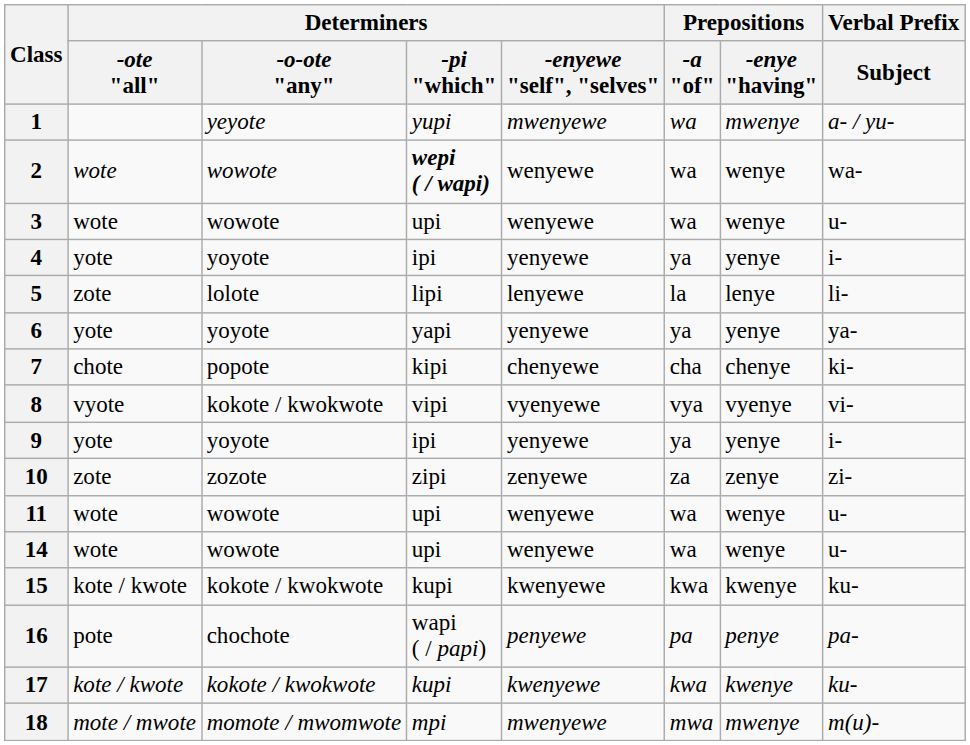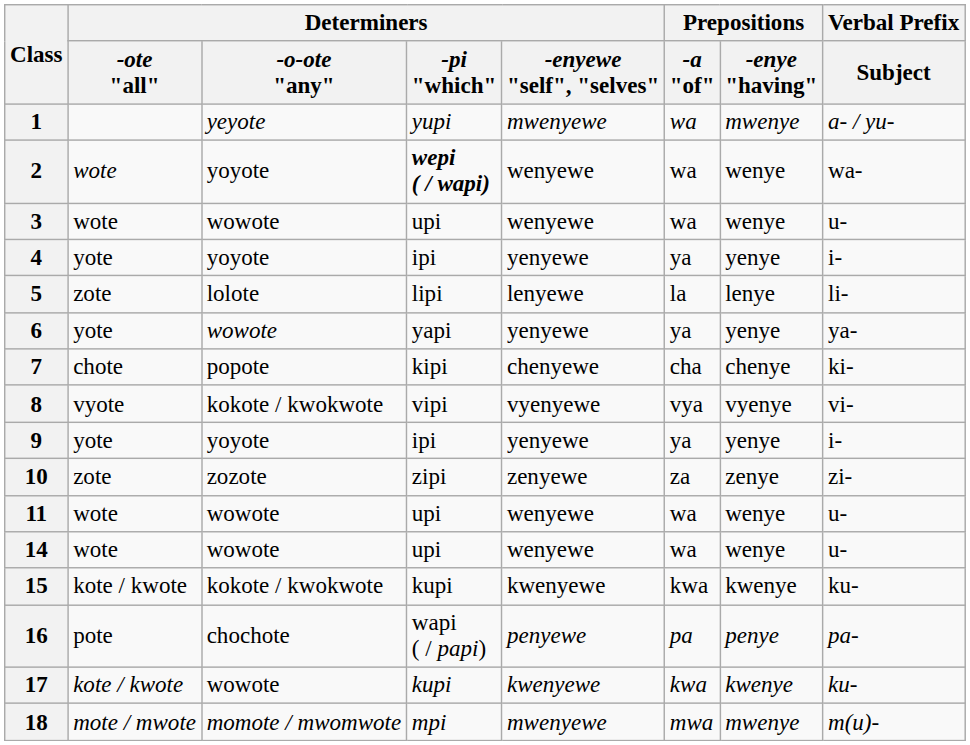(242, 171) wowote -> (238, 171) yoyote
(238, 330) yoyote -> (242, 330) wowote
(291, 685) kokote / kwokwote -> (243, 685) wowote
